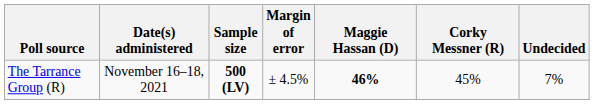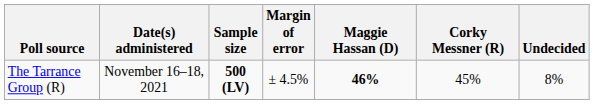(554, 79) 7% -> (554, 79) 8%
